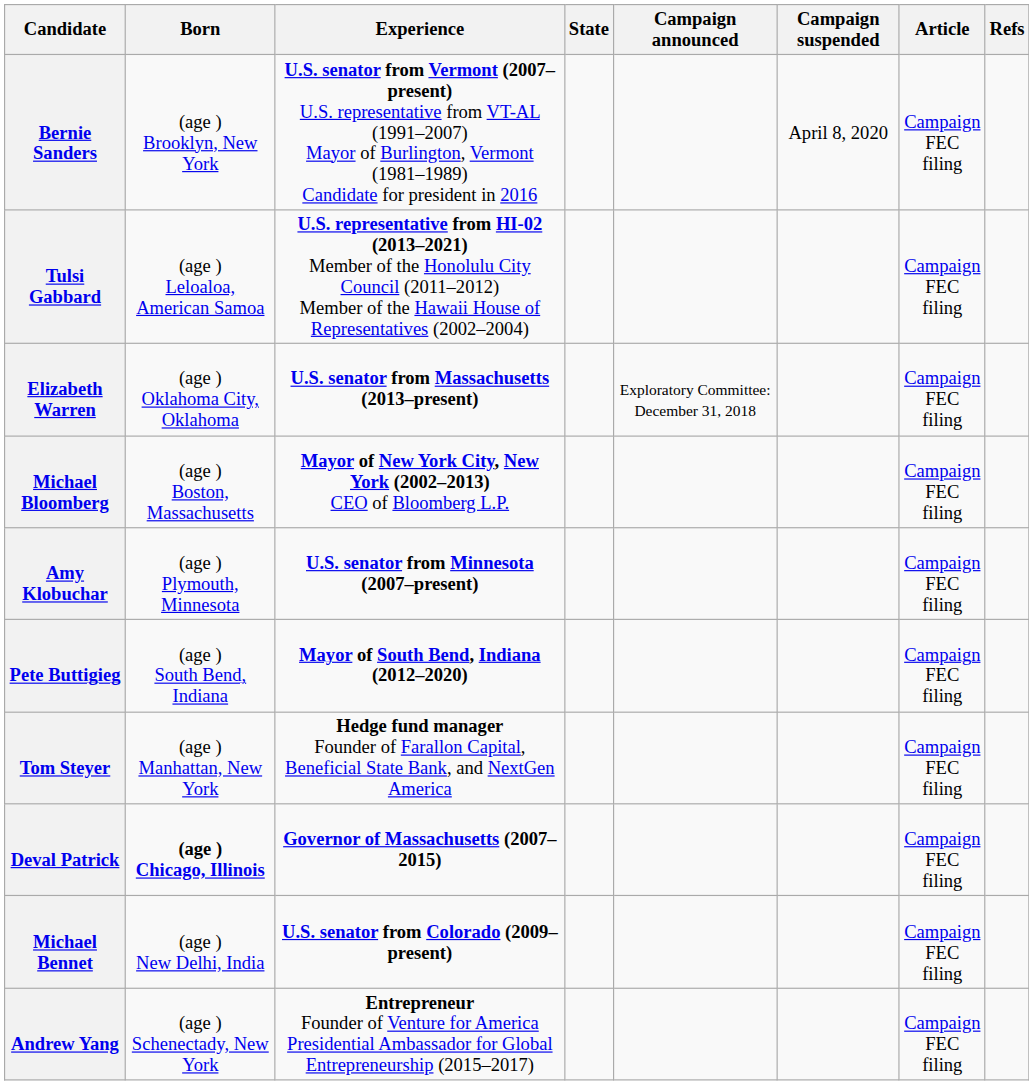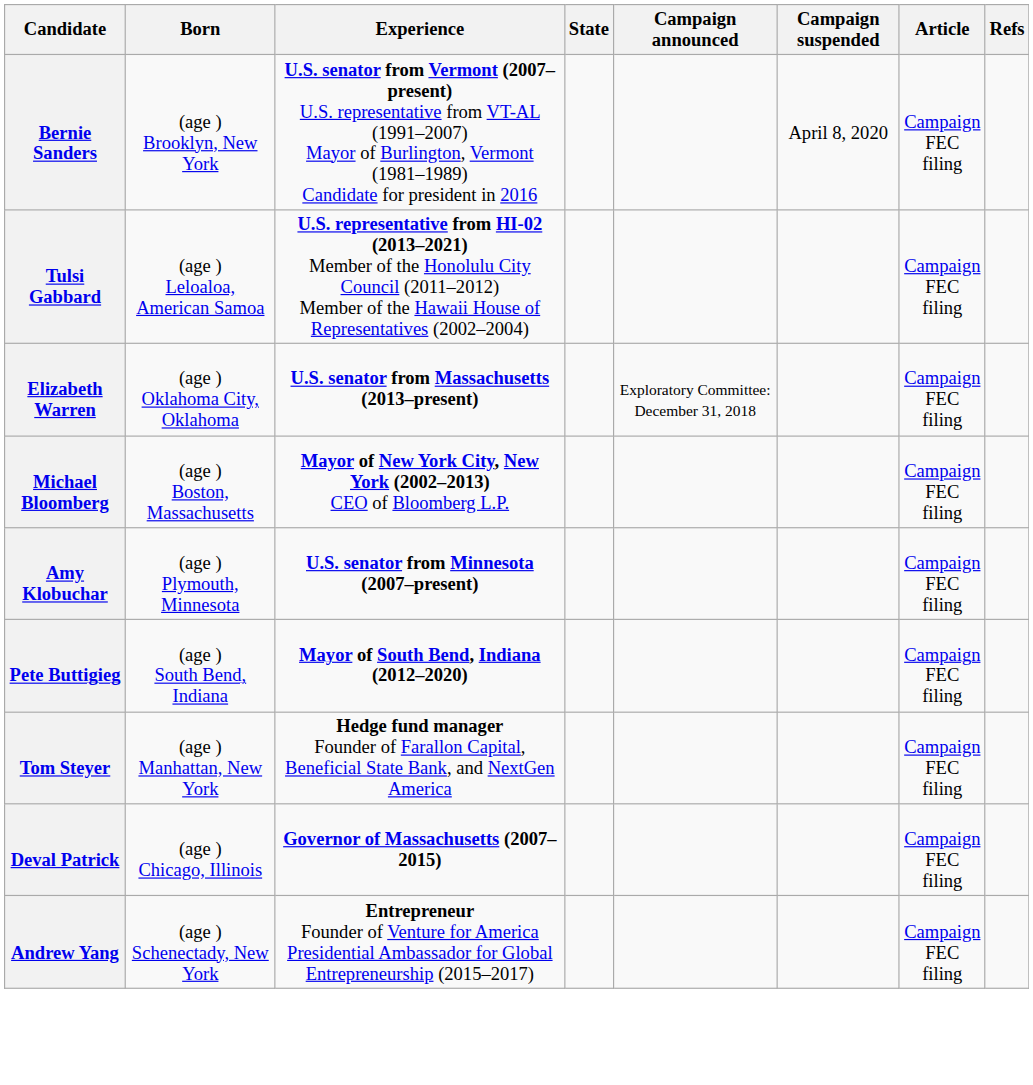(200, 860) bold -> (200, 860) normal
- row: (65, 952)
